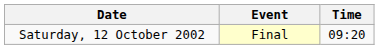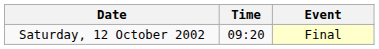columns swapped: (347, 15) <-> (270, 15)
